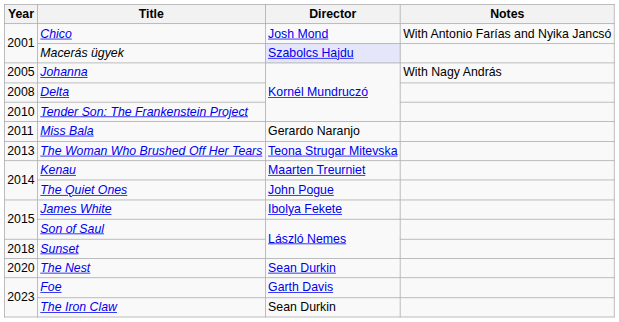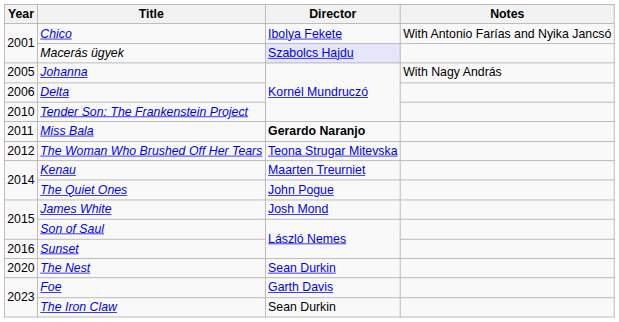(298, 33) Josh Mond -> (305, 33) Ibolya Fekete
(21, 92) 2008 -> (21, 92) 2006
(314, 131) normal -> (317, 131) bold
(21, 151) 2013 -> (21, 151) 2012
(305, 209) Ibolya Fekete -> (298, 209) Josh Mond
(21, 248) 2018 -> (21, 248) 2016
